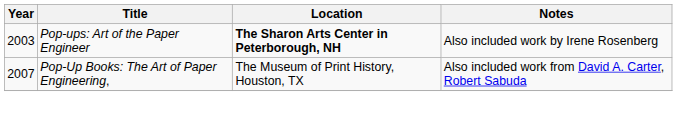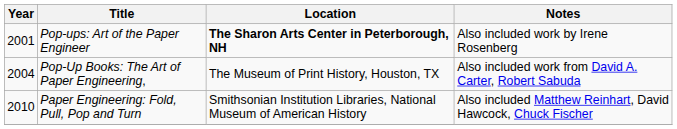(21, 40) 2003 -> (21, 40) 2001
(21, 74) 2007 -> (21, 74) 2004
+ row: (108, 107)
